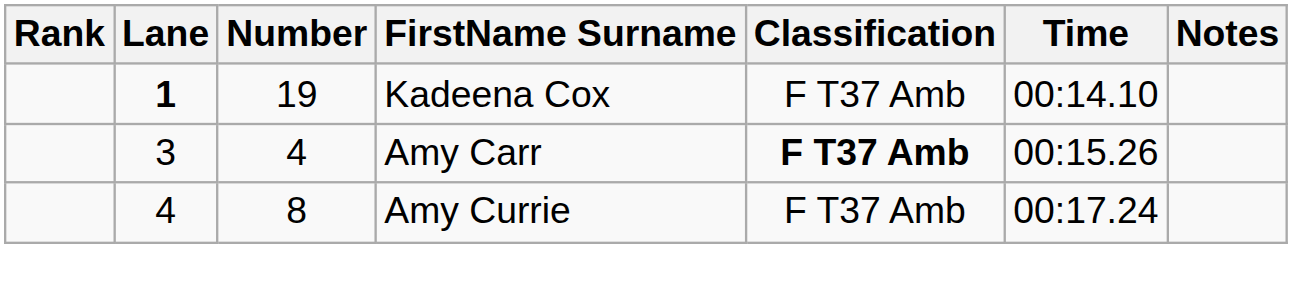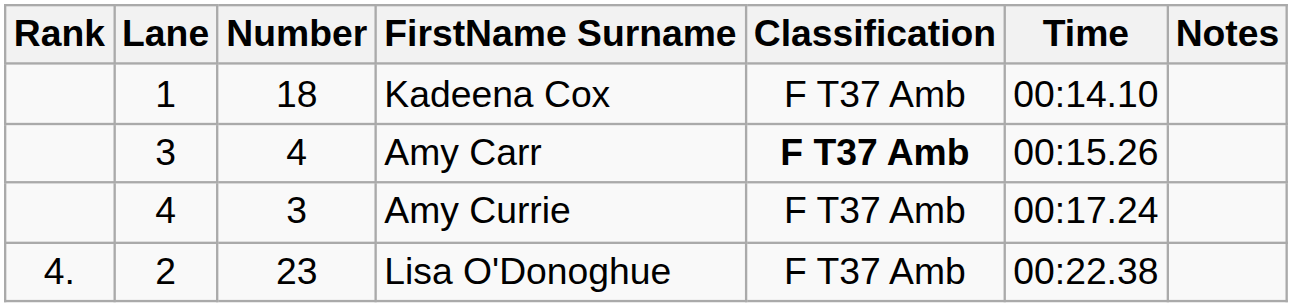(166, 93) bold -> (166, 93) normal
(297, 93) 19 -> (297, 93) 18
(297, 211) 8 -> (297, 211) 3
+ row: (528, 270)
